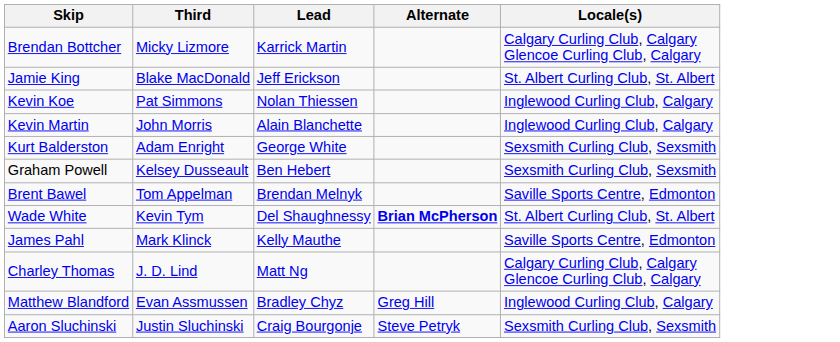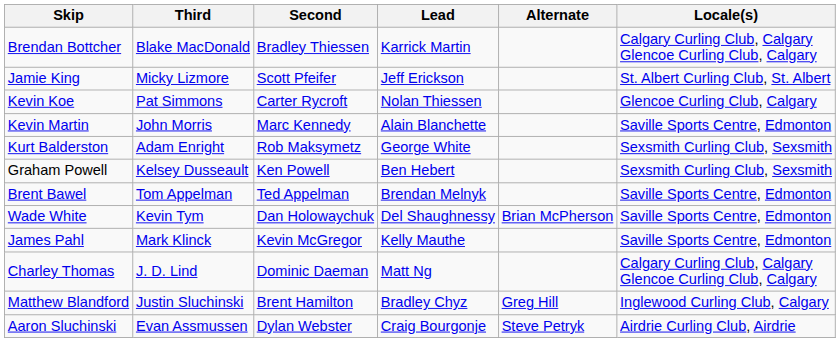+ column: (315, 16)
(182, 47) Micky Lizmore -> (193, 47) Blake MacDonald
(193, 78) Blake MacDonald -> (182, 78) Micky Lizmore
(608, 101) Inglewood Curling Club, Calgary -> (718, 101) Glencoe Curling Club, Calgary
(608, 124) Inglewood Curling Club, Calgary -> (726, 124) Saville Sports Centre, Edmonton
(437, 217) bold -> (557, 217) normal
(609, 217) St. Albert Curling Club, St. Albert -> (726, 217) Saville Sports Centre, Edmonton
(192, 302) Evan Assmussen -> (190, 302) Justin Sluchinski
(190, 325) Justin Sluchinski -> (192, 325) Evan Assmussen
(610, 325) Sexsmith Curling Club, Sexsmith -> (708, 325) Airdrie Curling Club, Airdrie
